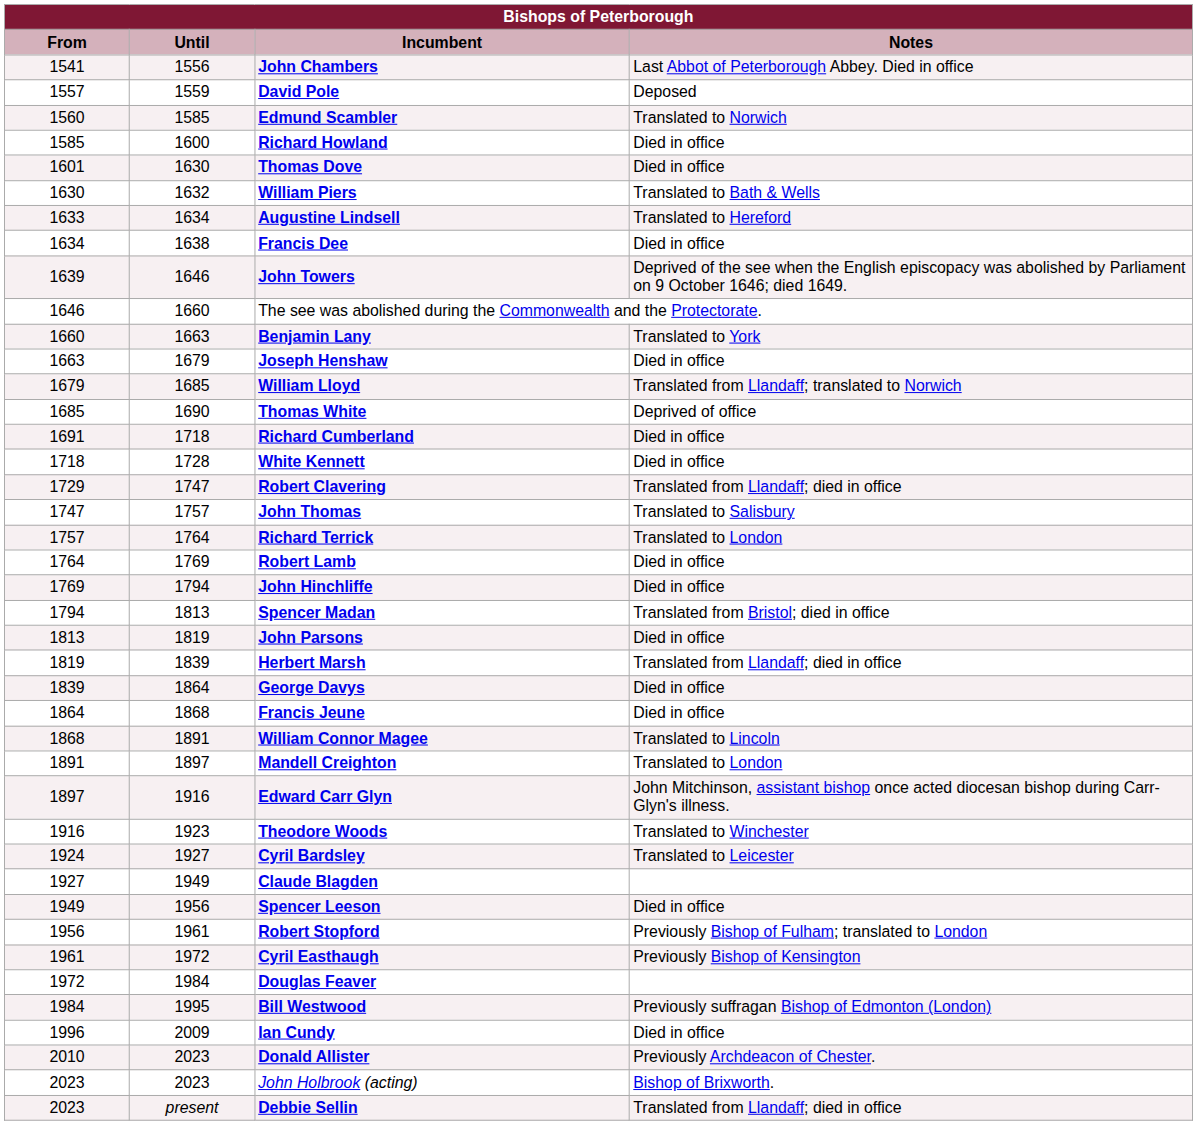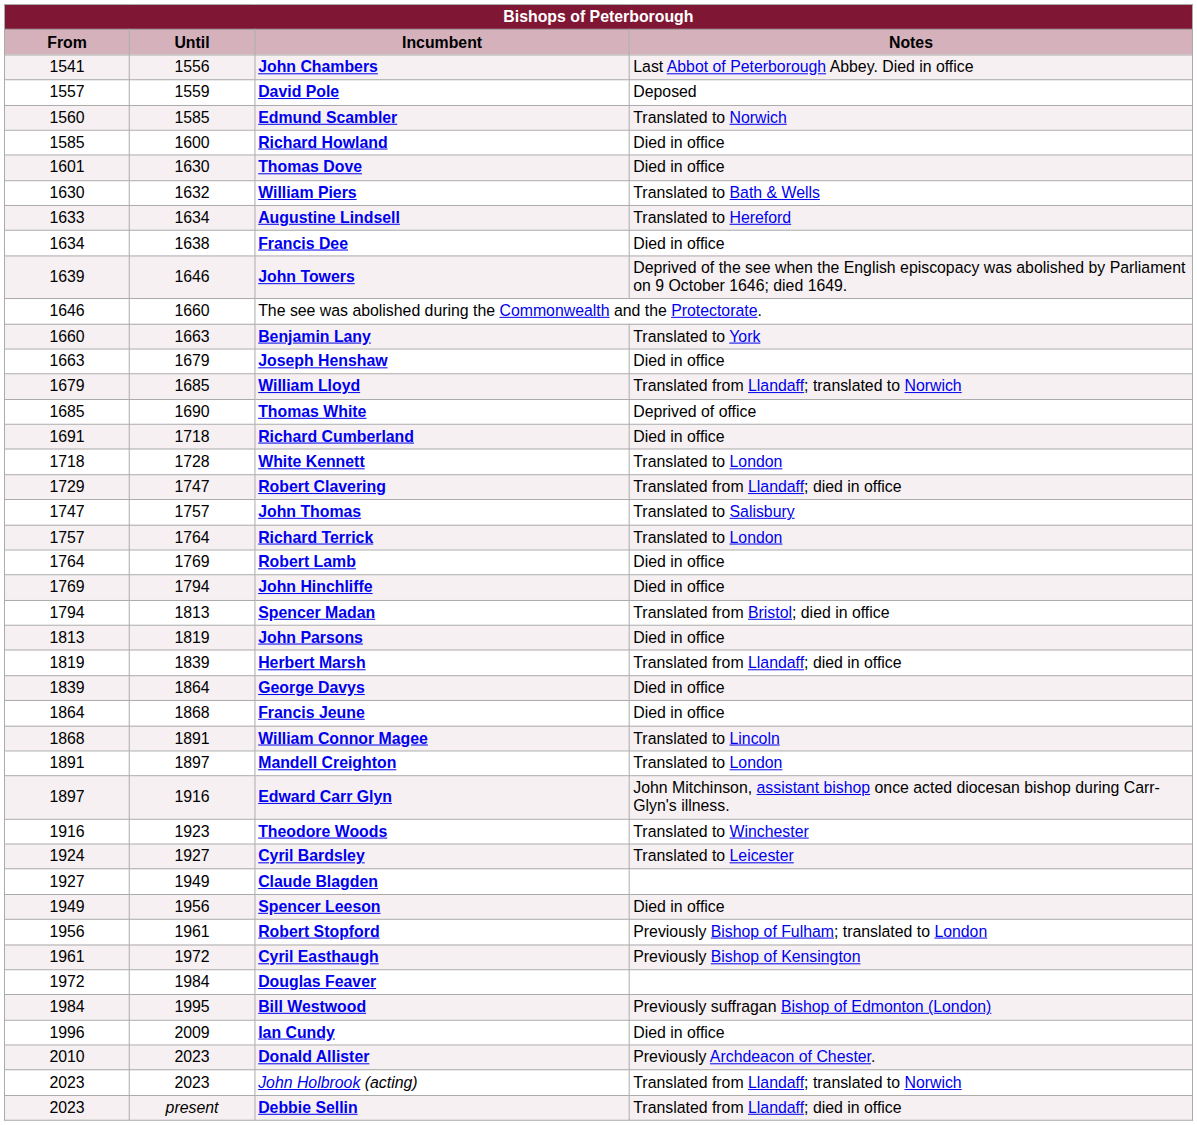(679, 461) Died in office -> (708, 461) Translated to London
(704, 1082) Bishop of Brixworth. -> (797, 1082) Translated from Llandaff; translated to Norwich
